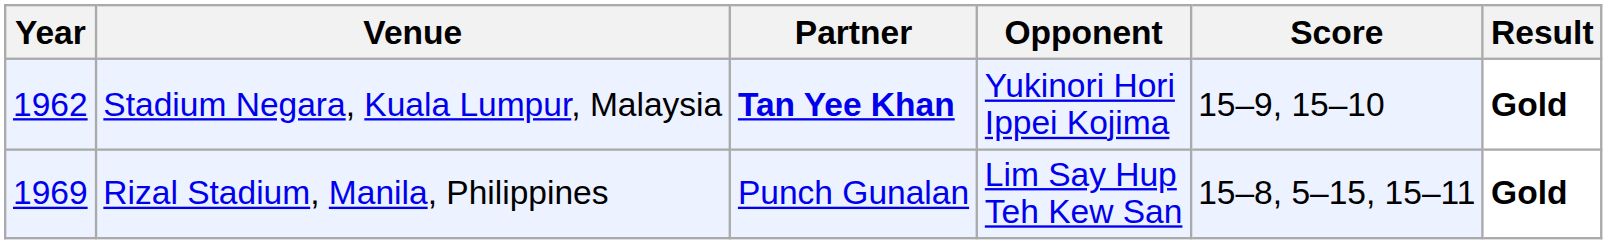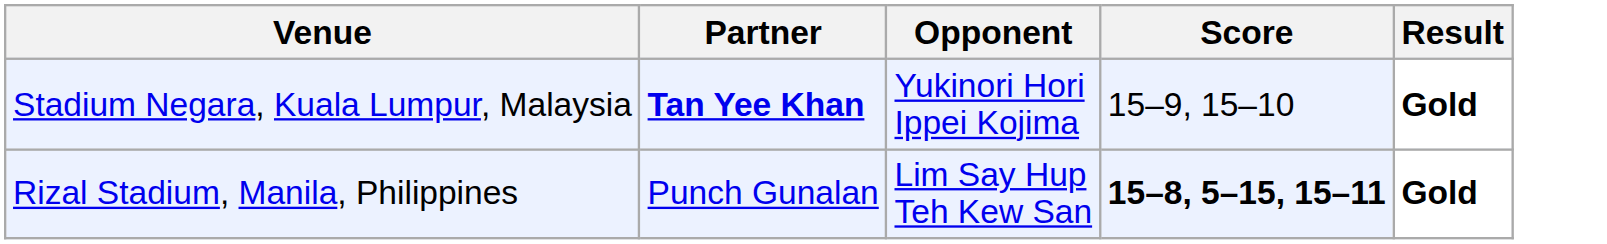- column: (50, 32)
(1337, 194) normal -> (1247, 194) bold
